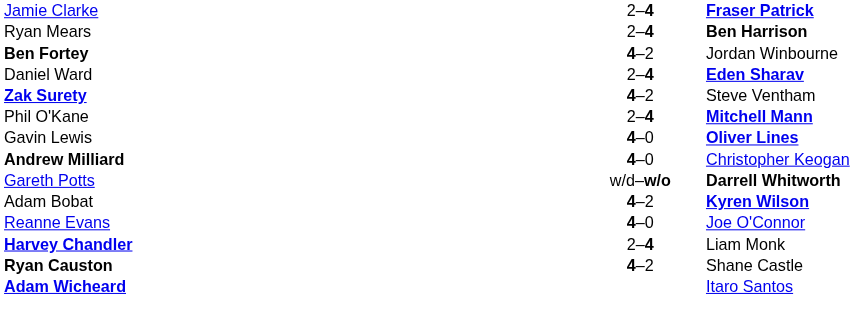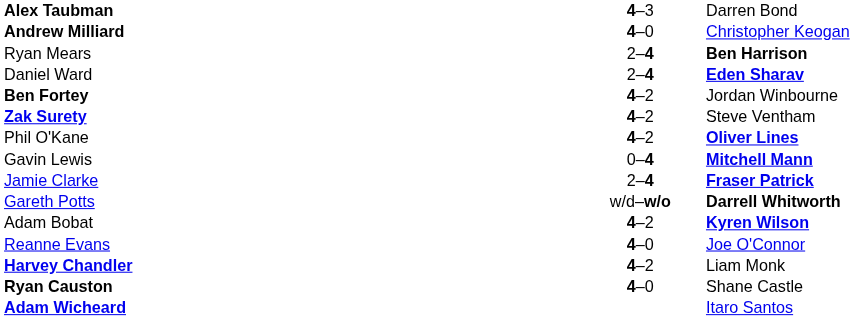+ row: (59, 11)
rows swapped: (51, 11) <-> (64, 159)
rows swapped: (46, 53) <-> (48, 74)
(640, 117) 2–4 -> (640, 138) 4–2
(759, 117) Mitchell Mann -> (752, 138) Oliver Lines
(640, 138) 4–0 -> (640, 159) 0–4
(752, 138) Oliver Lines -> (759, 159) Mitchell Mann
(640, 244) 2–4 -> (640, 265) 4–2
(640, 265) 4–2 -> (640, 286) 4–0
